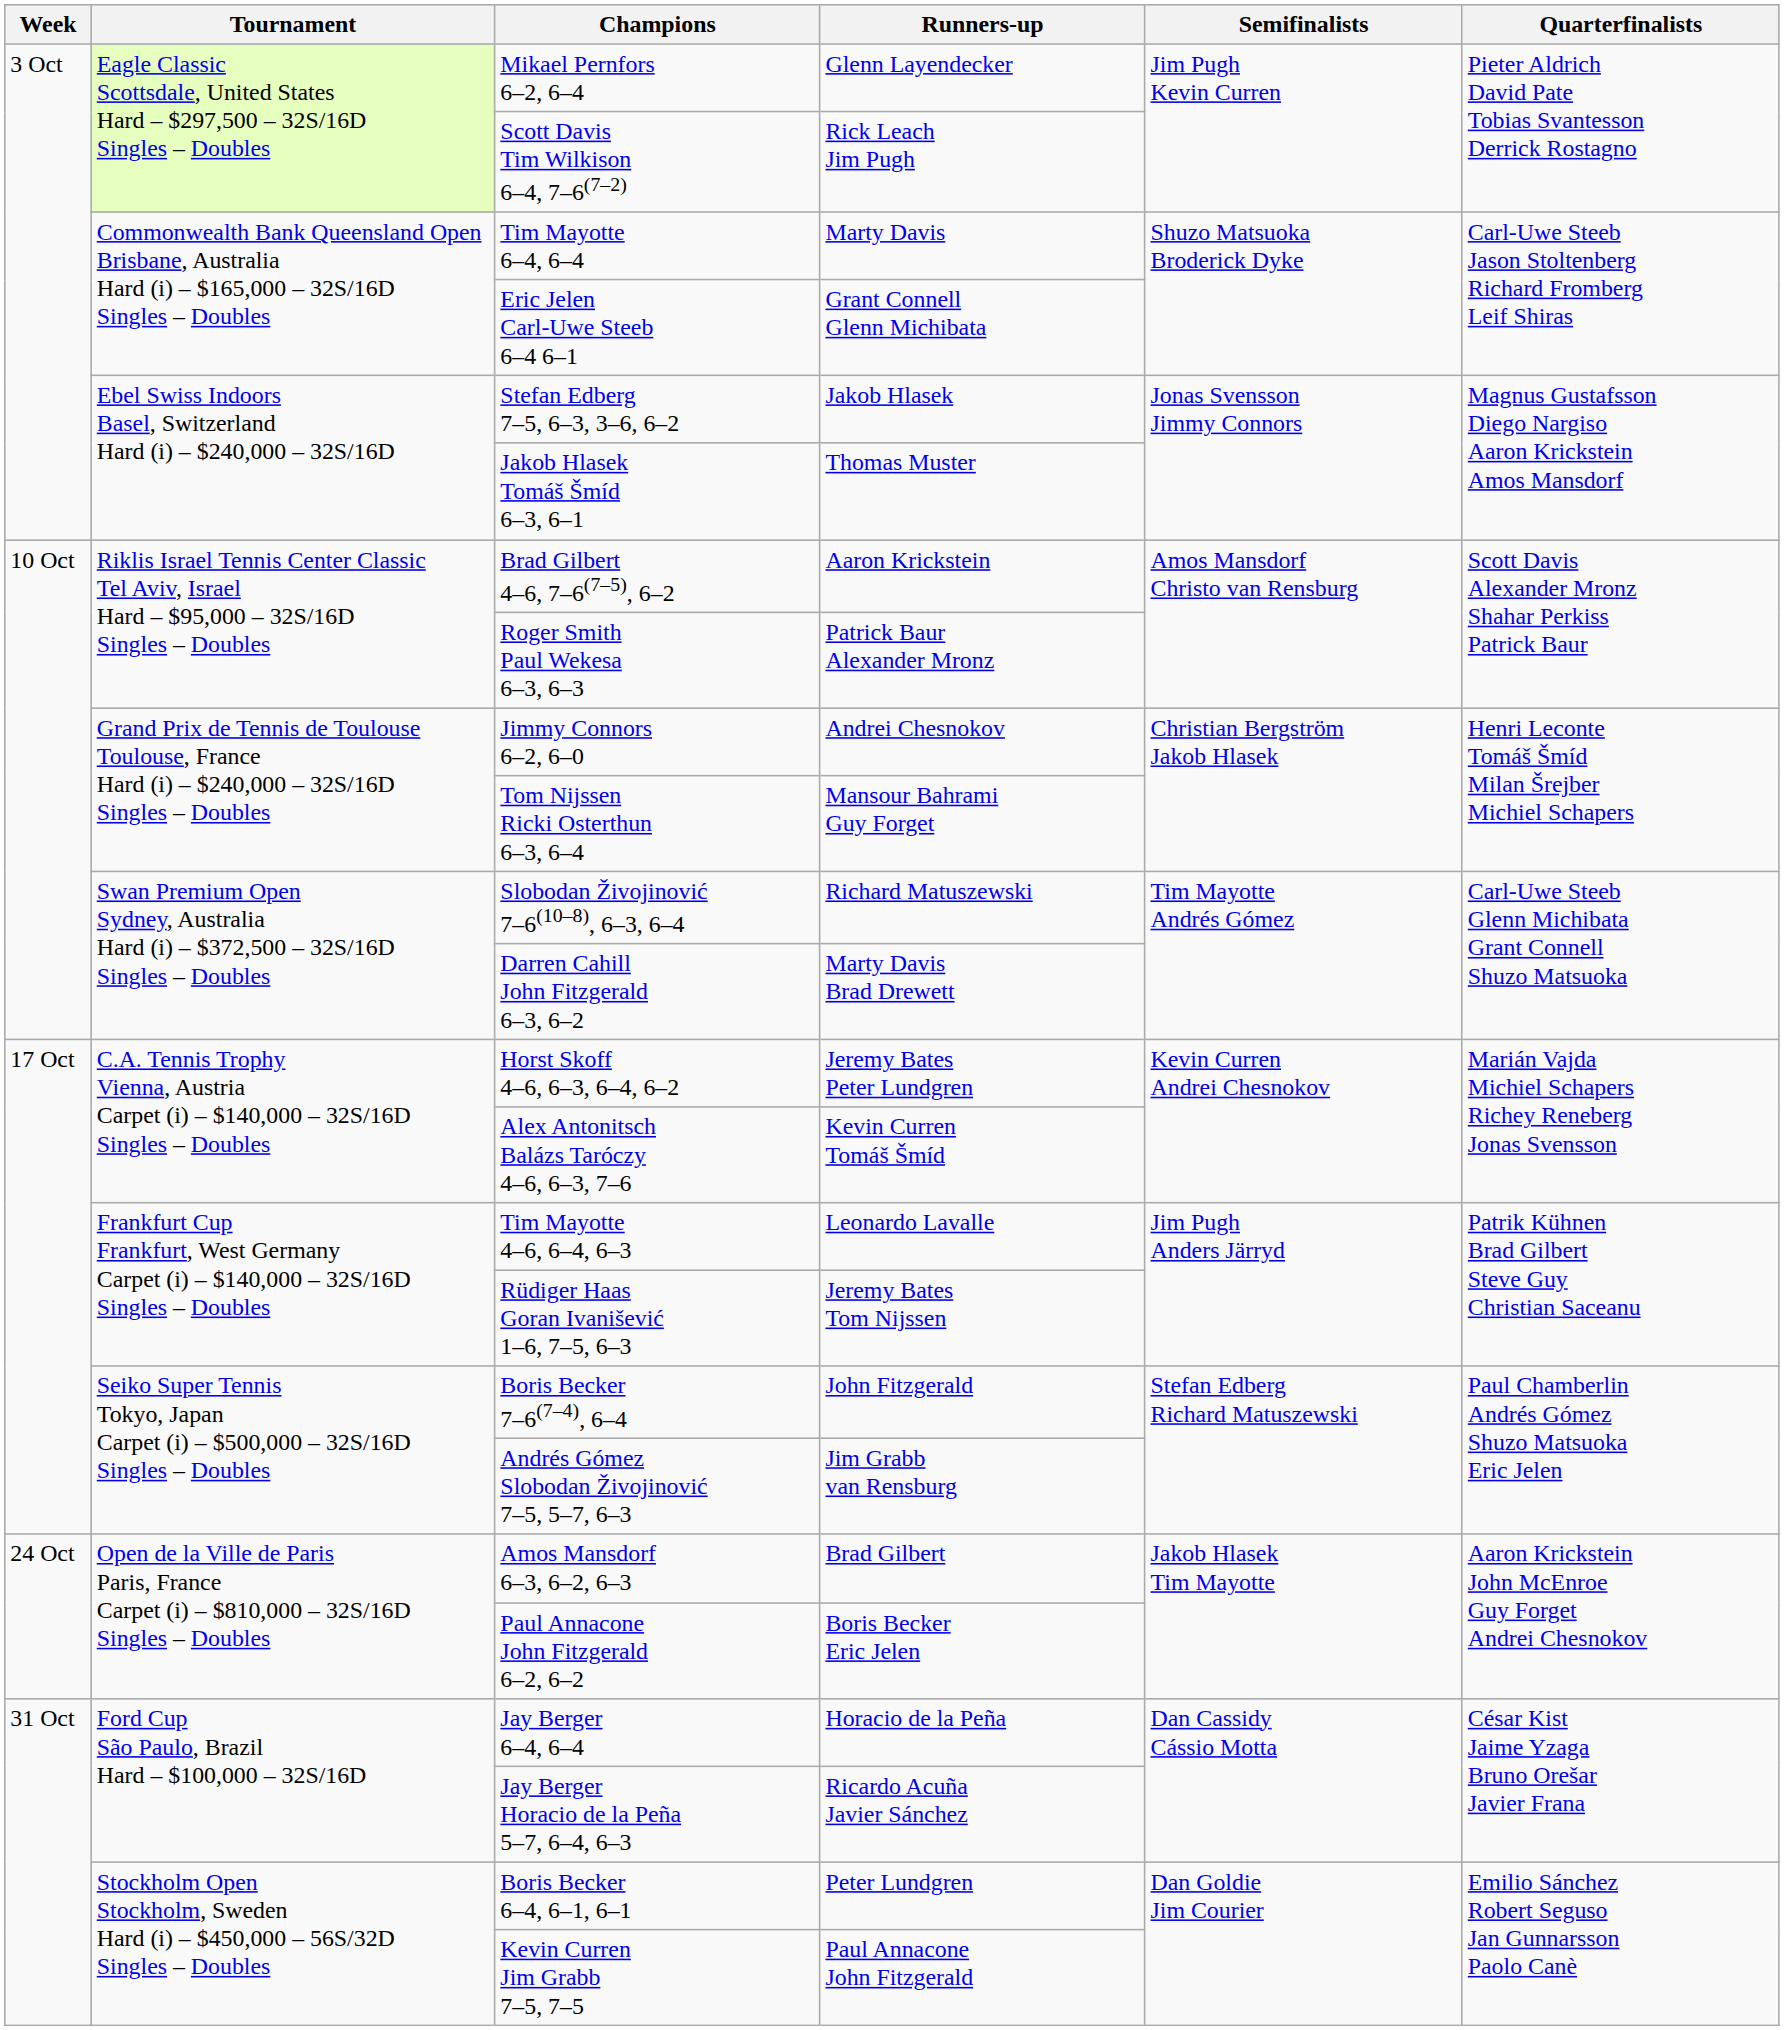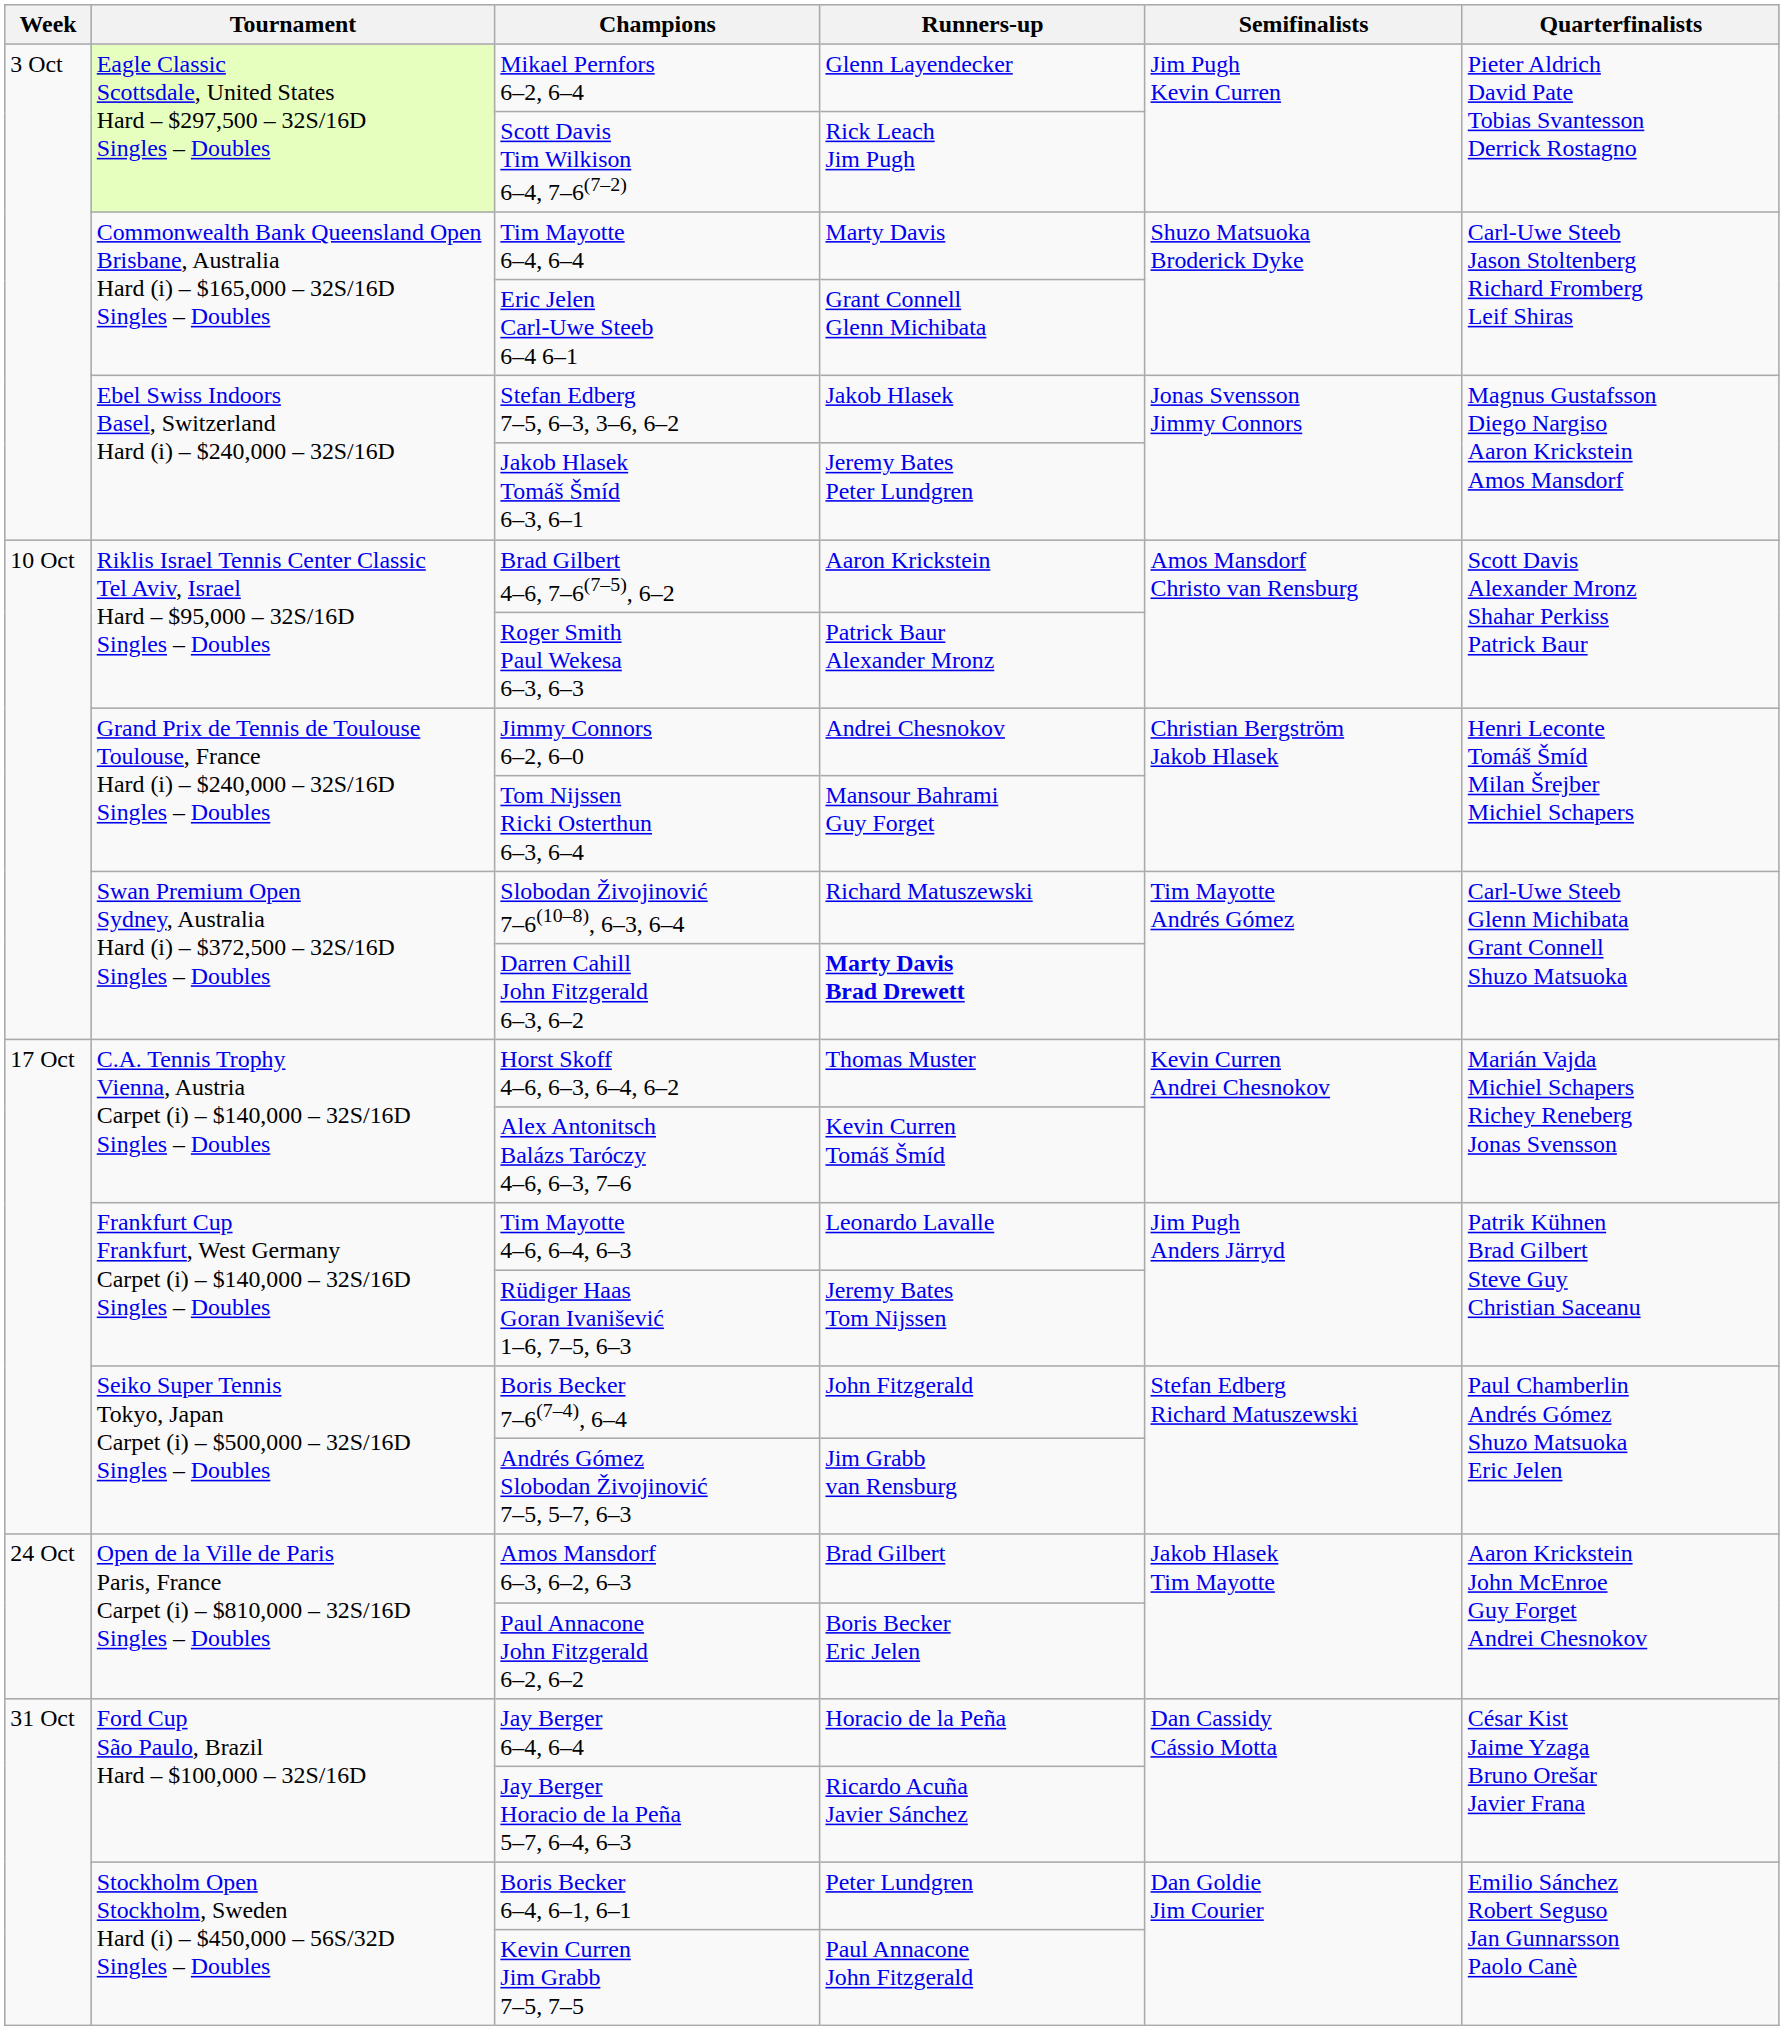(901, 463) Thomas Muster -> (899, 477) Jeremy Bates Peter Lundgren
(890, 977) normal -> (895, 977) bold
(899, 1073) Jeremy Bates Peter Lundgren -> (901, 1058) Thomas Muster
